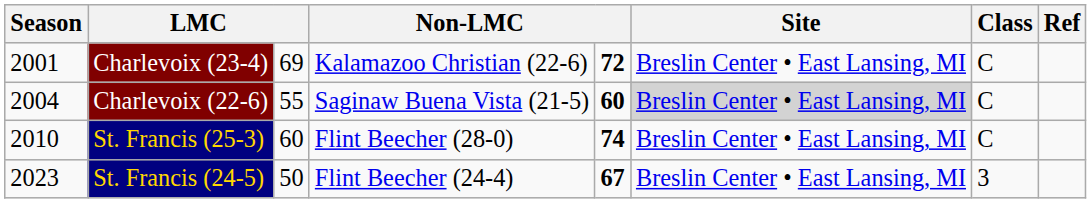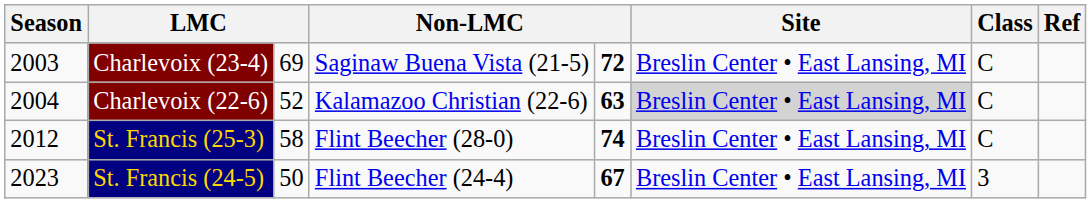(35, 62) 2001 -> (35, 62) 2003
(451, 62) Kalamazoo Christian (22-6) -> (452, 62) Saginaw Buena Vista (21-5)
(291, 100) 55 -> (291, 100) 52
(452, 100) Saginaw Buena Vista (21-5) -> (451, 100) Kalamazoo Christian (22-6)
(613, 100) 60 -> (613, 100) 63
(35, 139) 2010 -> (35, 139) 2012
(291, 139) 60 -> (291, 139) 58
